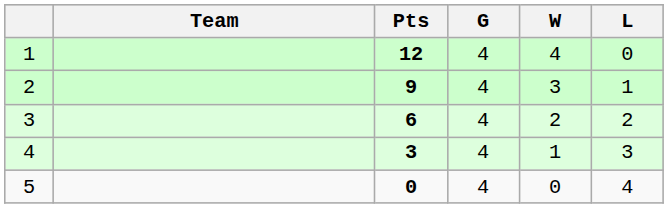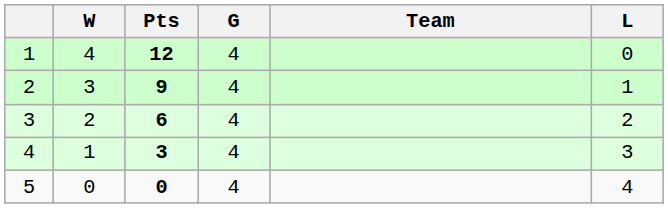columns swapped: (214, 21) <-> (555, 21)
